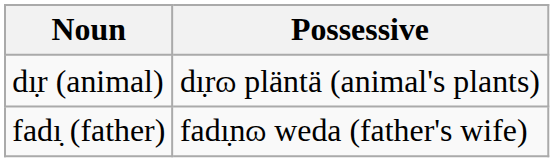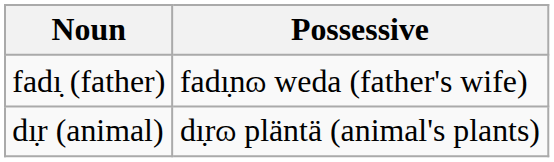rows swapped: (88, 80) <-> (89, 130)
